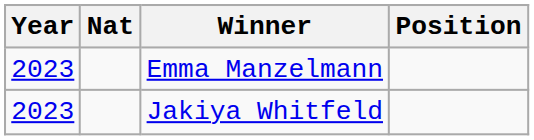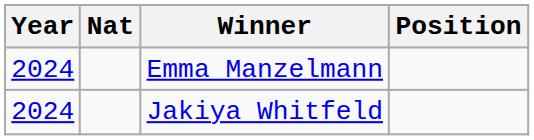(43, 69) 2023 -> (43, 69) 2024
(43, 112) 2023 -> (43, 112) 2024
